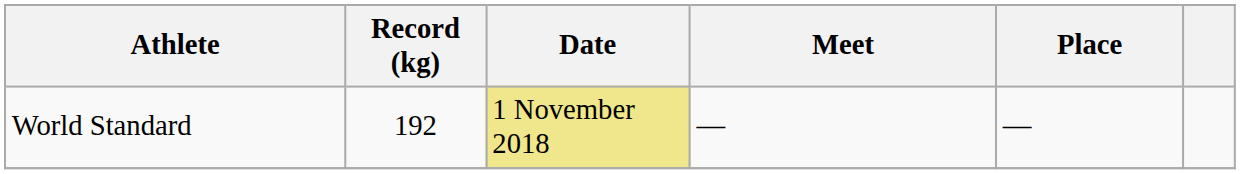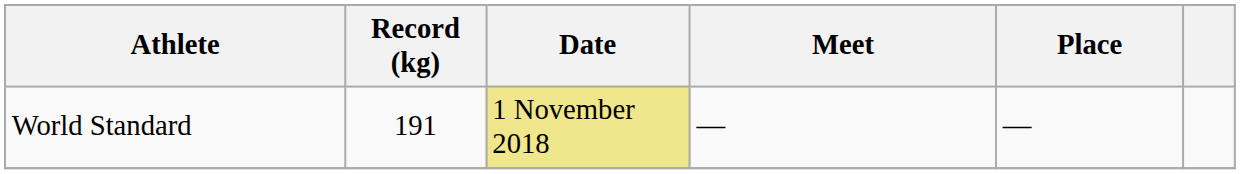(415, 126) 192 -> (415, 126) 191
